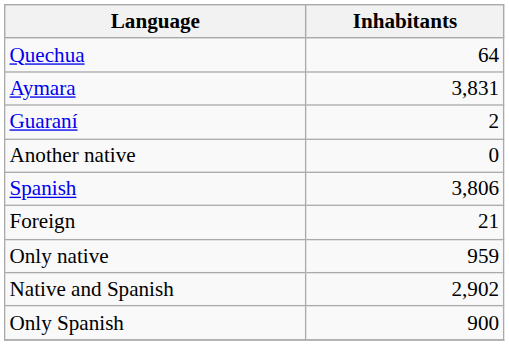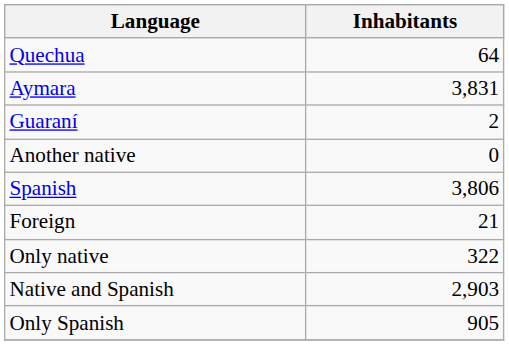(483, 255) 959 -> (483, 255) 322
(475, 289) 2,902 -> (475, 289) 2,903
(483, 322) 900 -> (483, 322) 905
